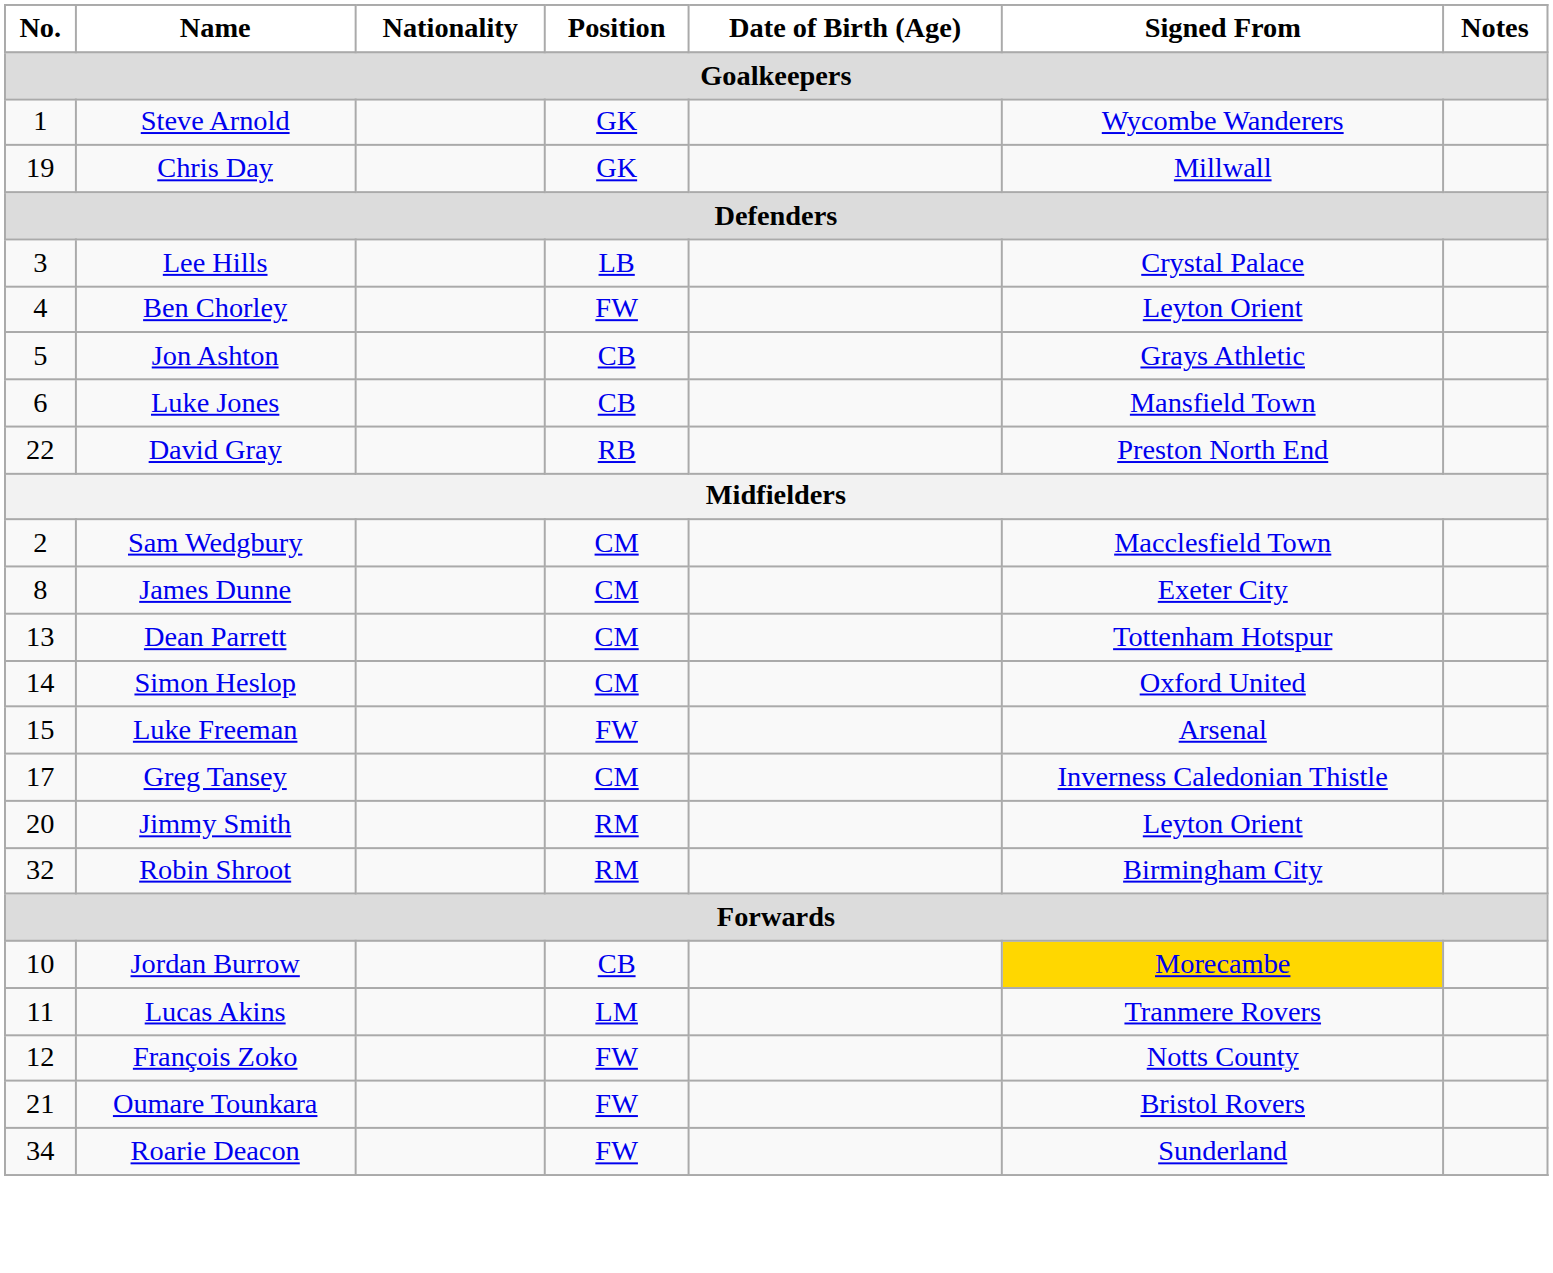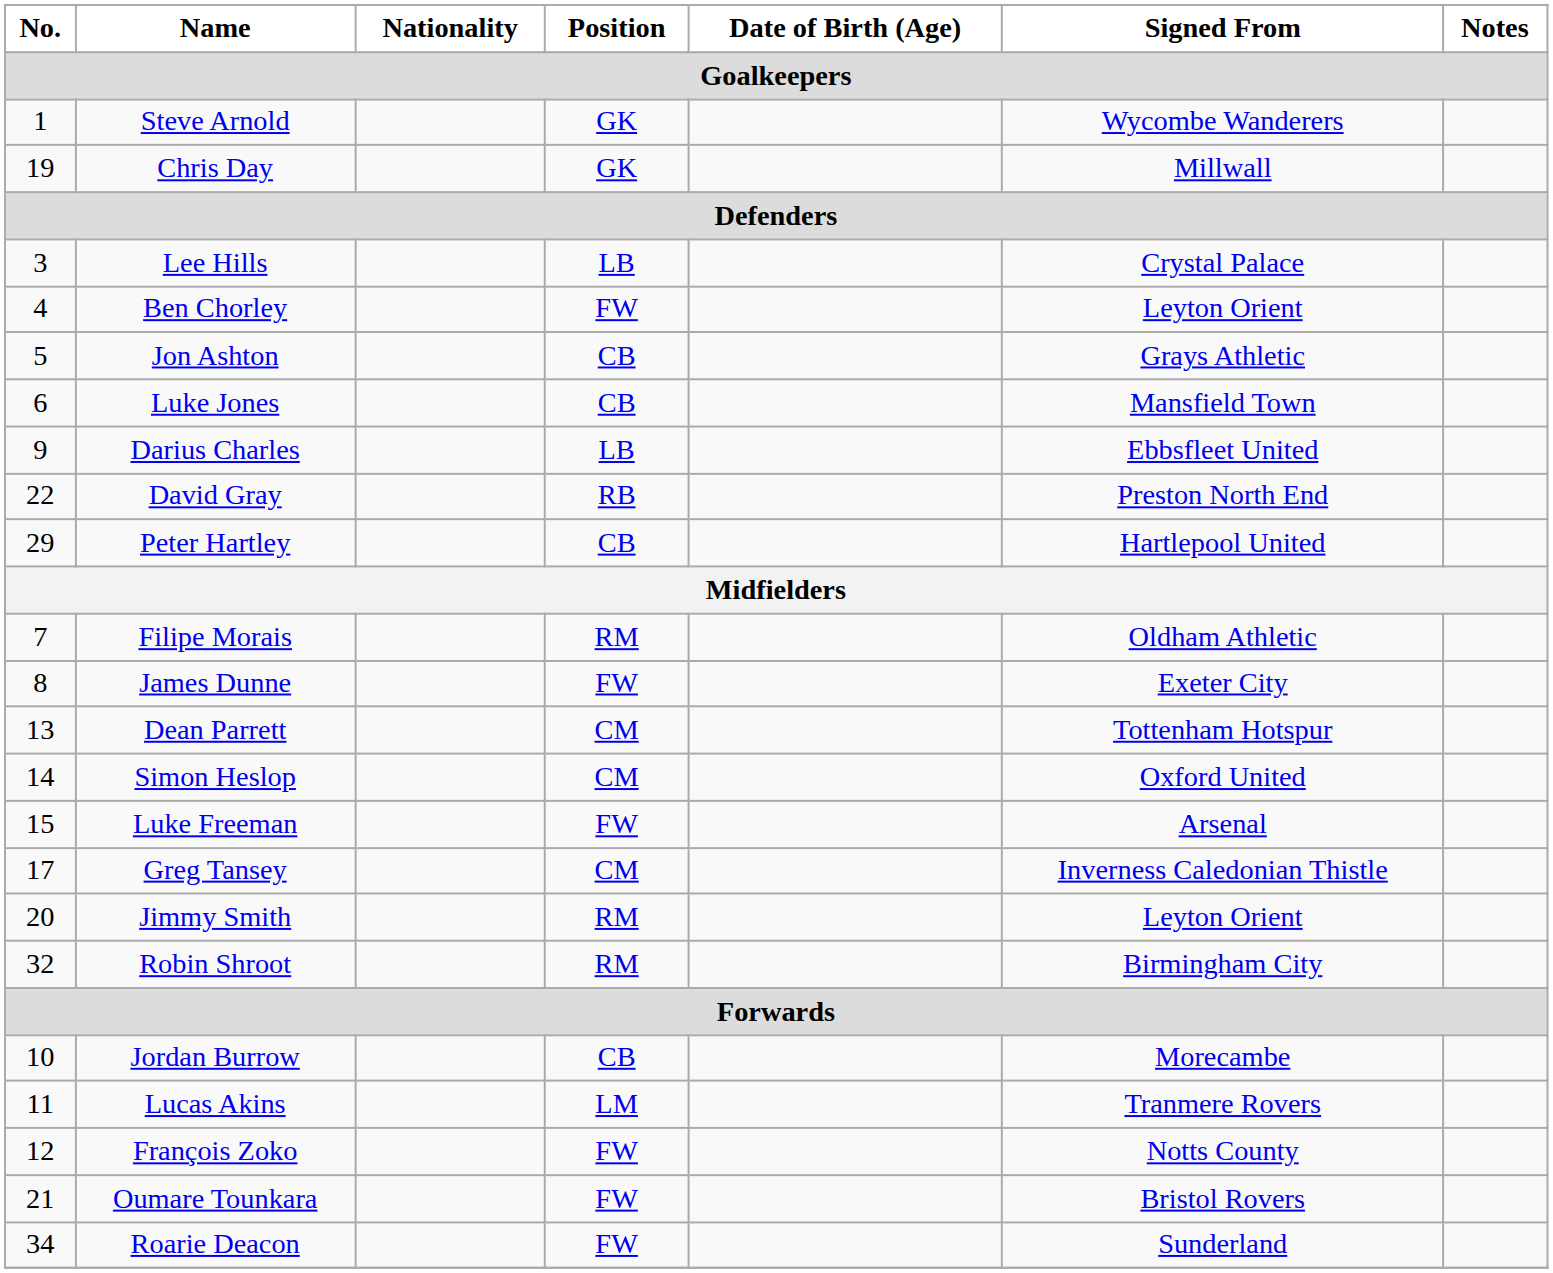+ row: (215, 449)
+ row: (215, 542)
- row: (215, 542)
+ row: (215, 636)
(617, 589) CM -> (617, 683) FW
(1223, 964) gold background -> (1223, 1057) no background
